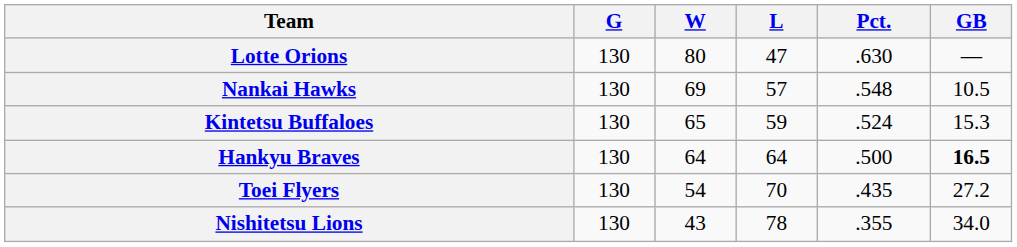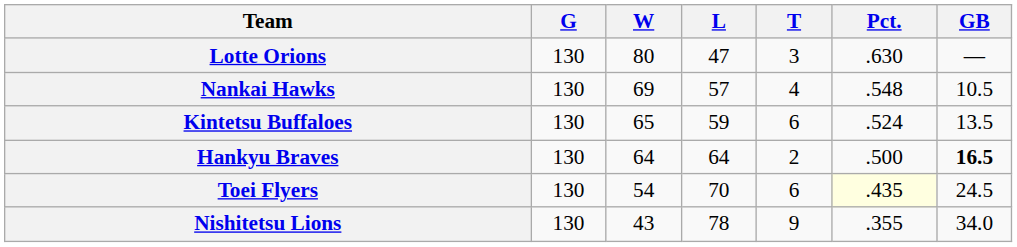+ column: (794, 21)
(971, 122) 15.3 -> (974, 122) 13.5
(874, 190) no background -> (884, 190) lightyellow background
(971, 190) 27.2 -> (974, 190) 24.5
